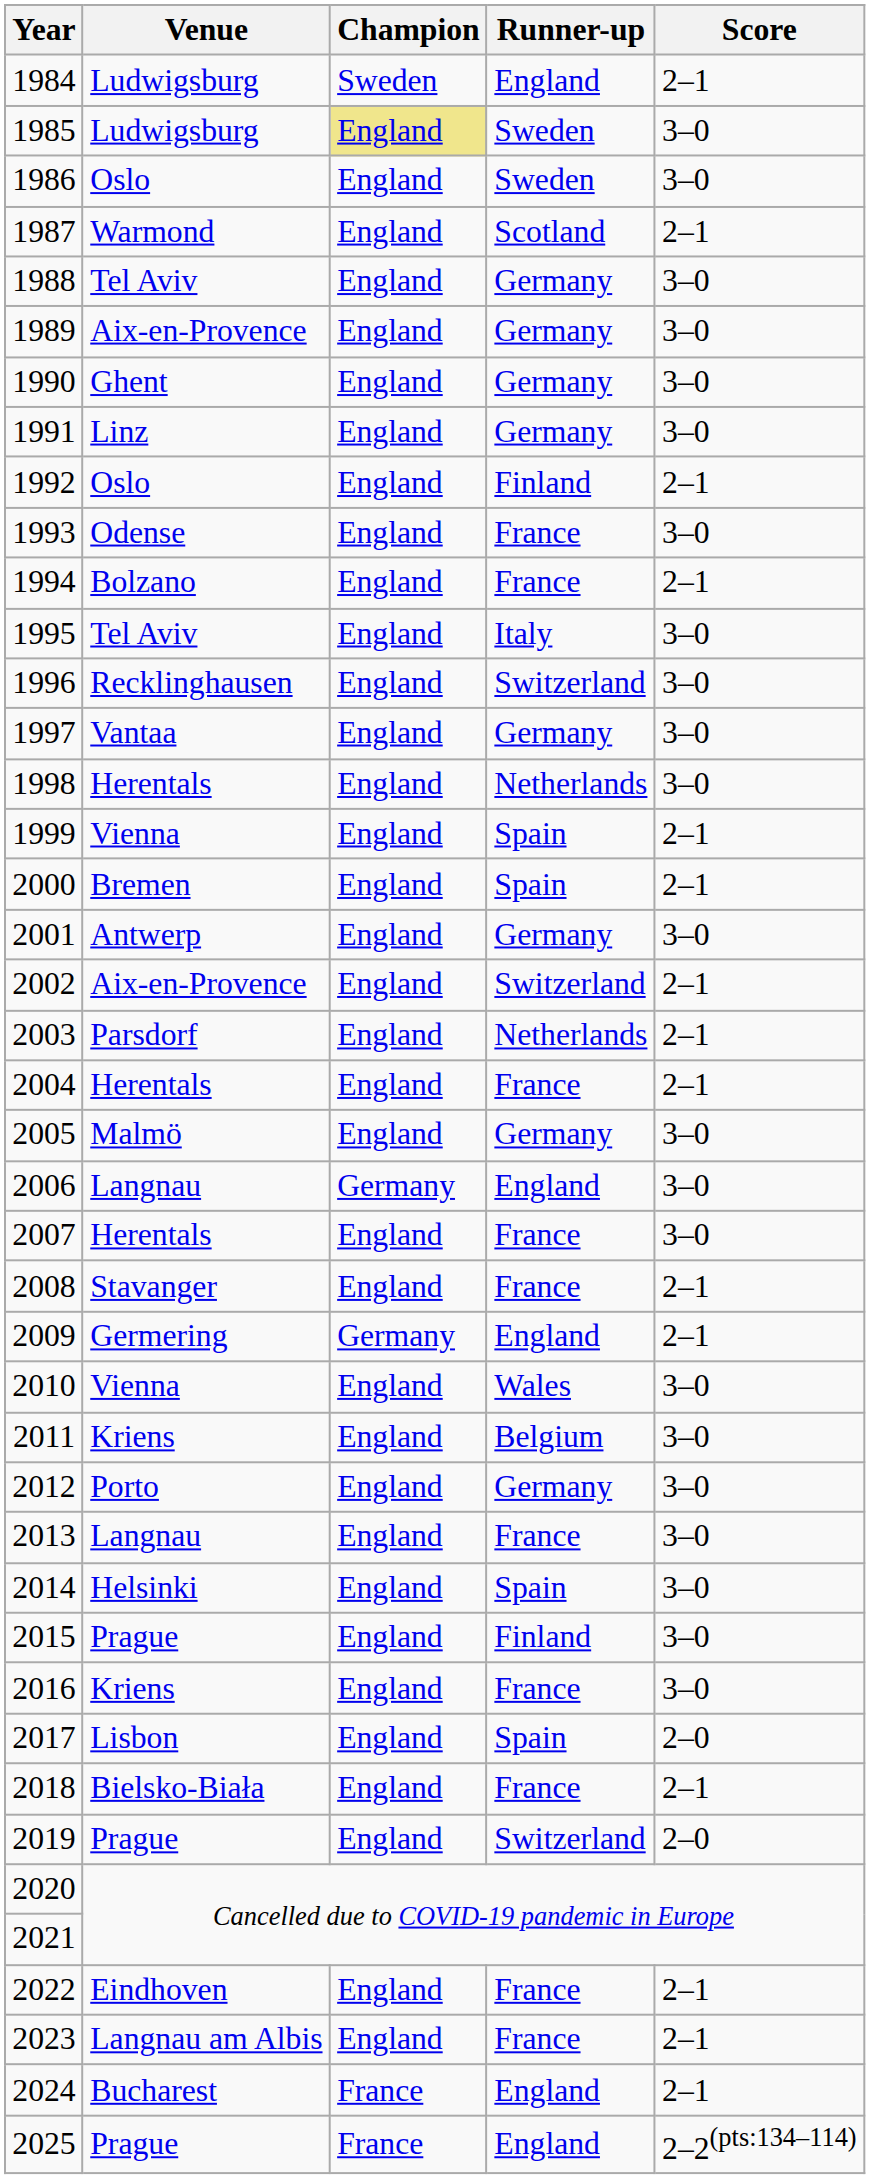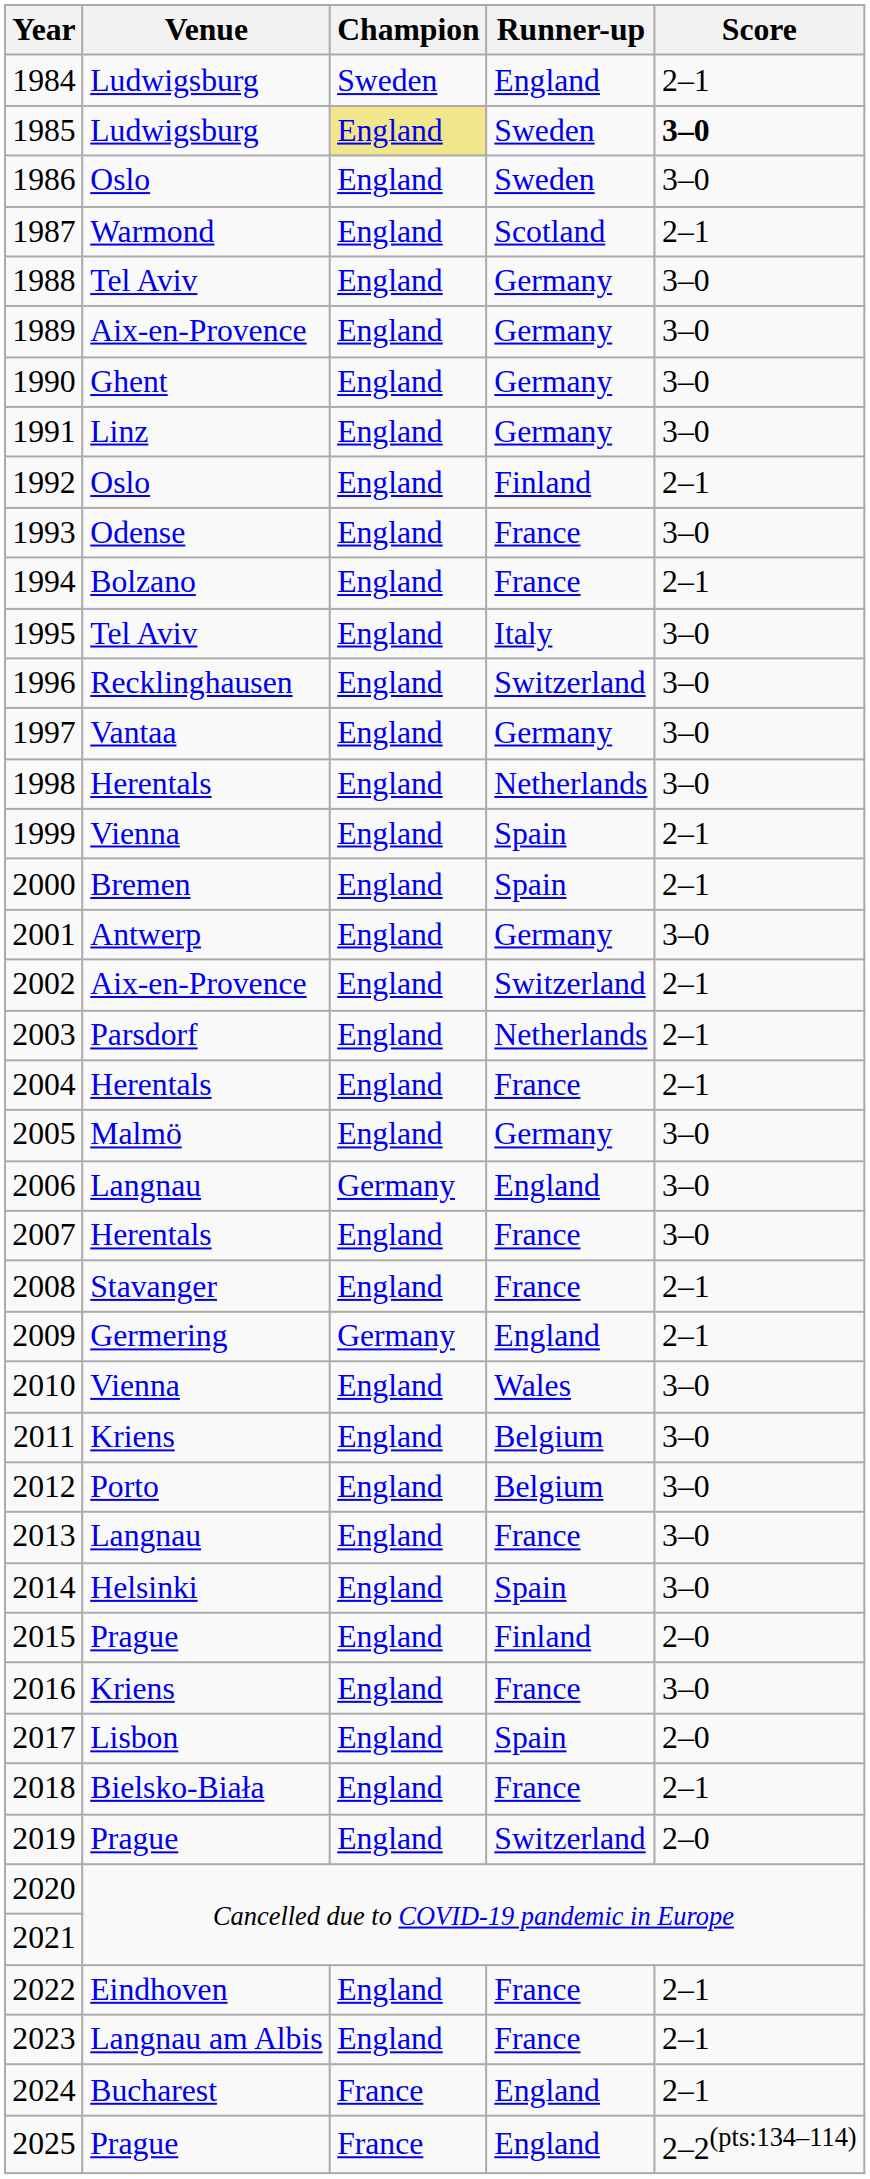(686, 130) normal -> (686, 130) bold
(553, 1486) Germany -> (549, 1486) Belgium
(686, 1637) 3–0 -> (686, 1637) 2–0
